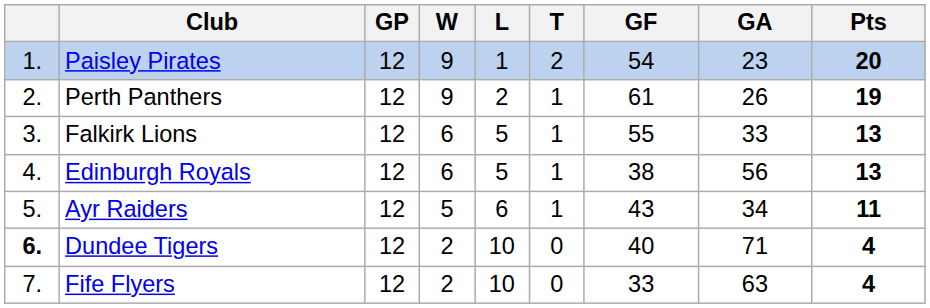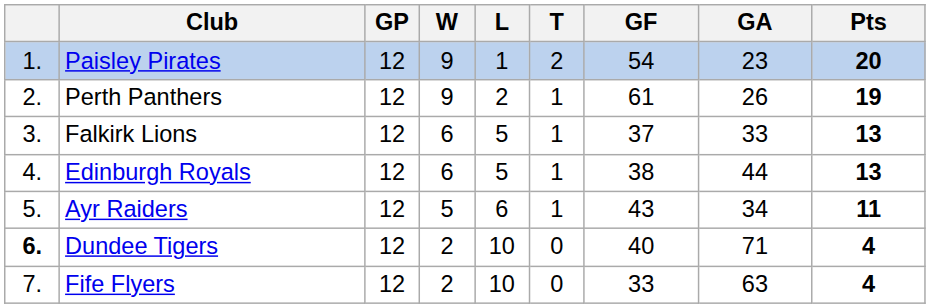(641, 135) 55 -> (641, 135) 37
(755, 172) 56 -> (755, 172) 44
